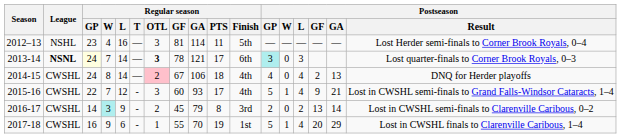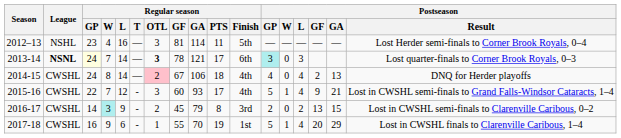(336, 108) 14 -> (336, 108) 15
